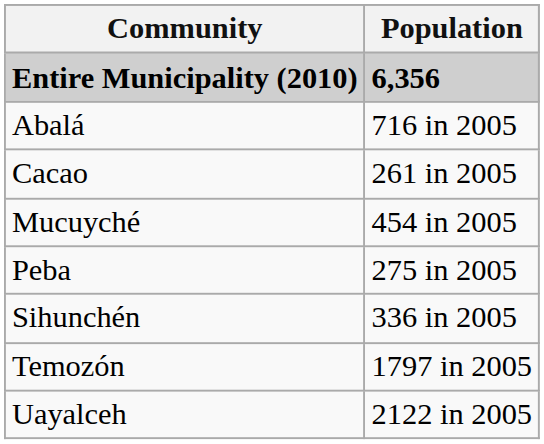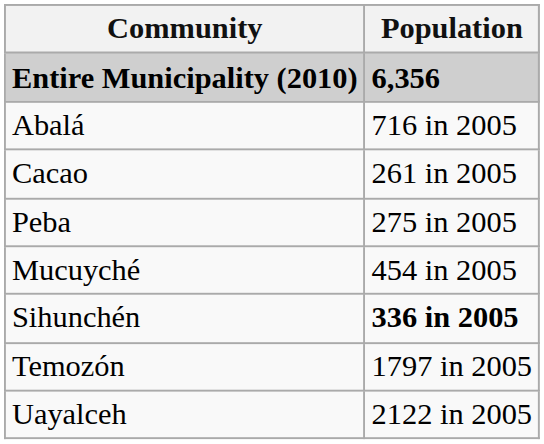rows swapped: (76, 221) <-> (42, 269)
(444, 317) normal -> (445, 317) bold
